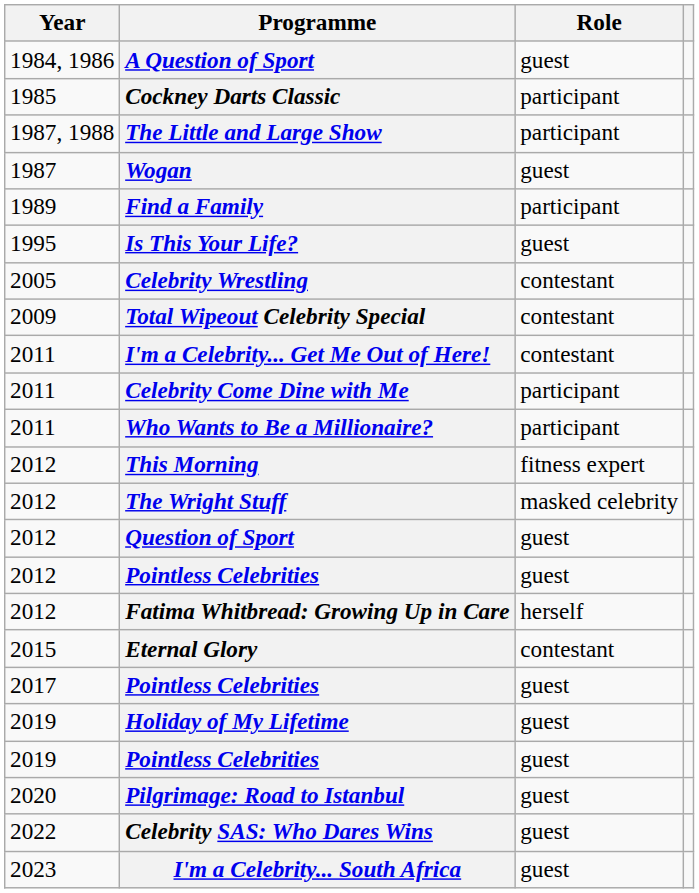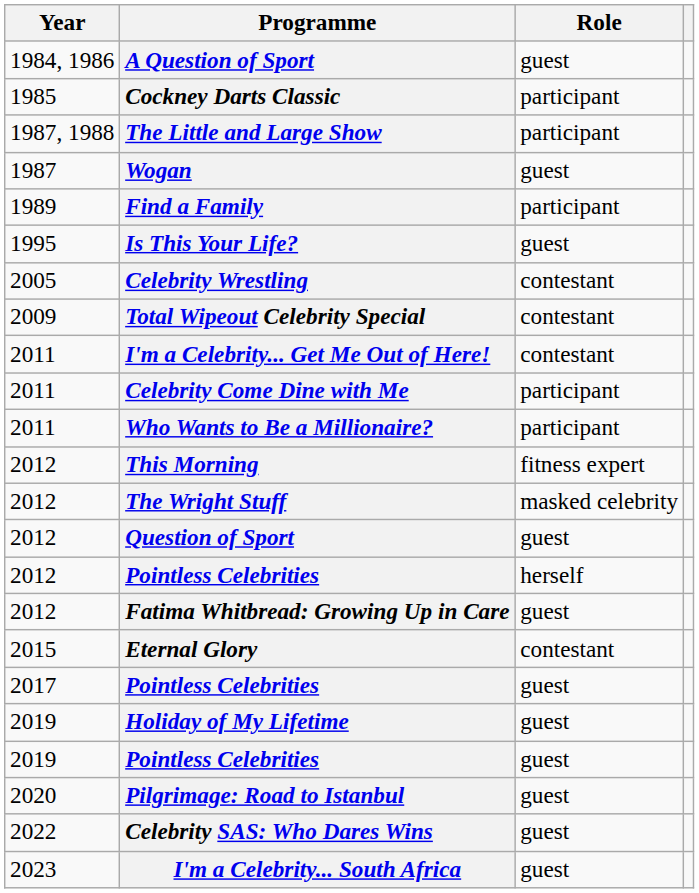(545, 574) guest -> (552, 574) herself
(552, 611) herself -> (545, 611) guest
